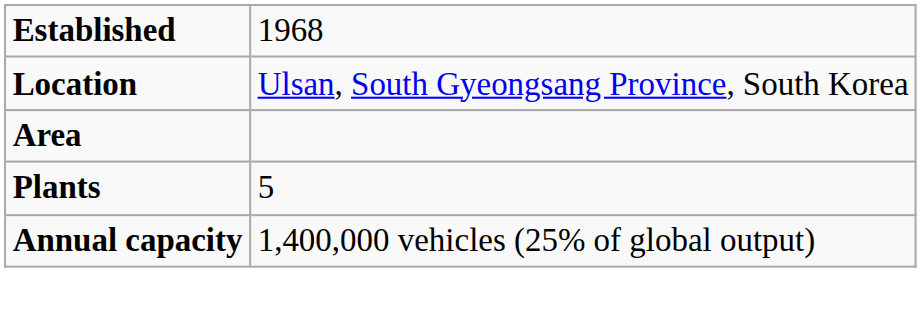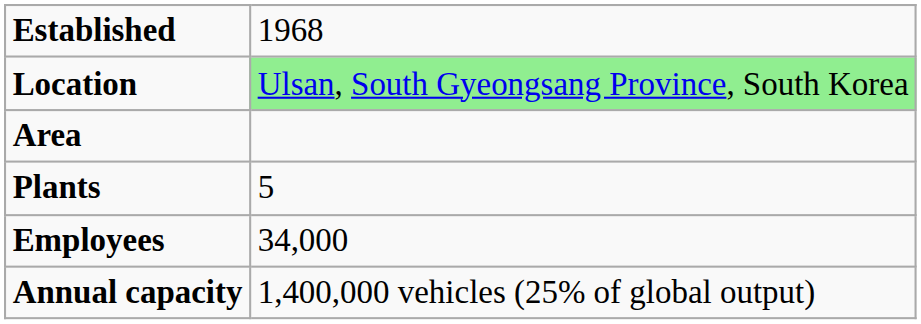(583, 82) no background -> (583, 82) lightgreen background
+ row: (89, 239)
